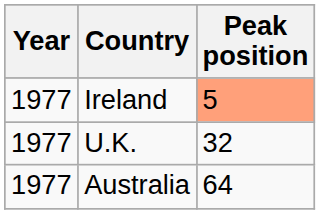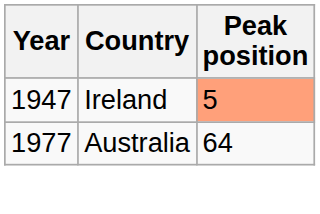(41, 99) 1977 -> (41, 99) 1947
- row: (111, 142)
